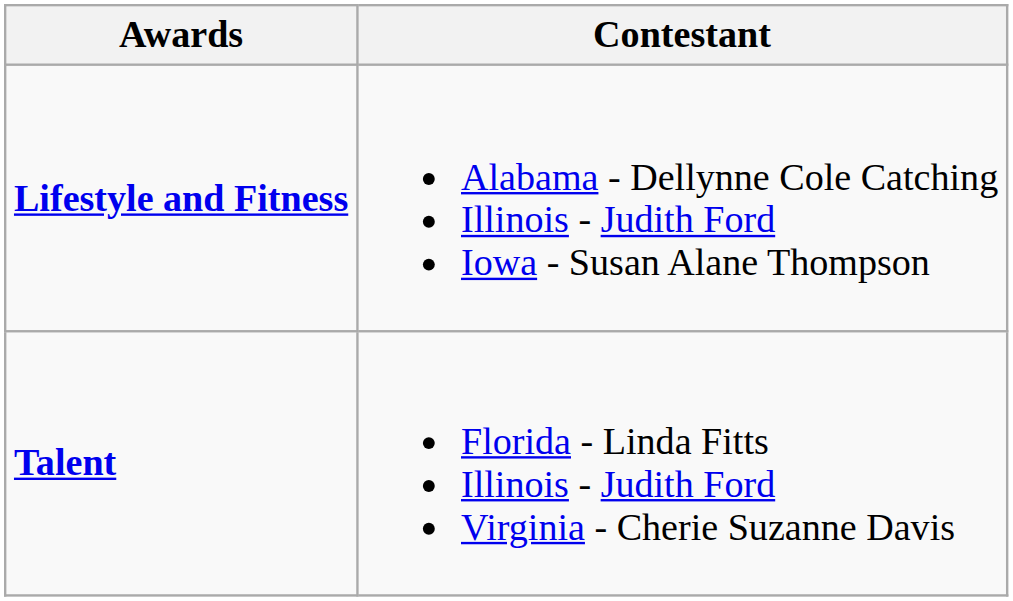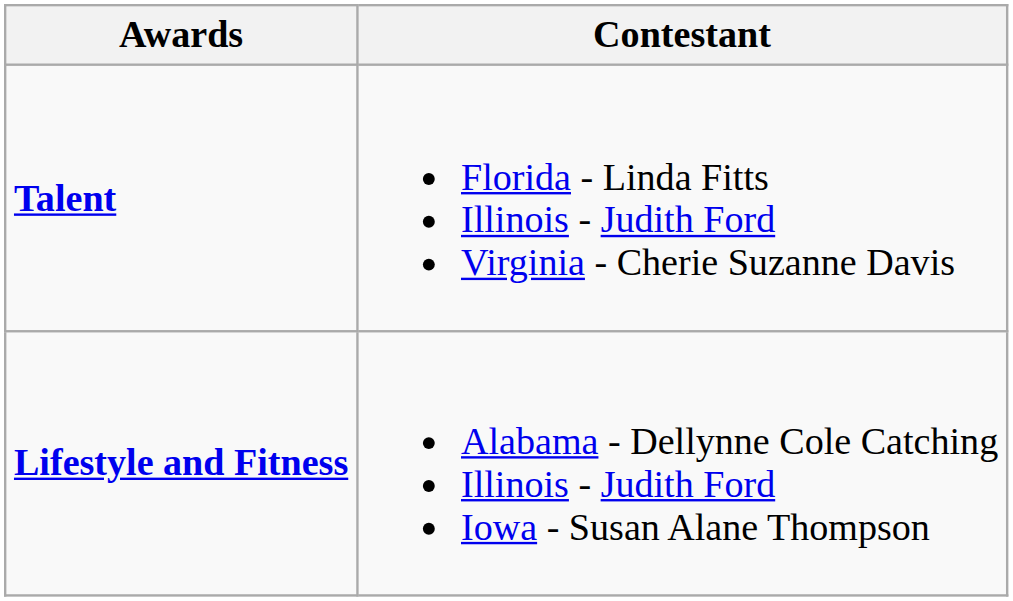rows swapped: (181, 197) <-> (65, 462)
